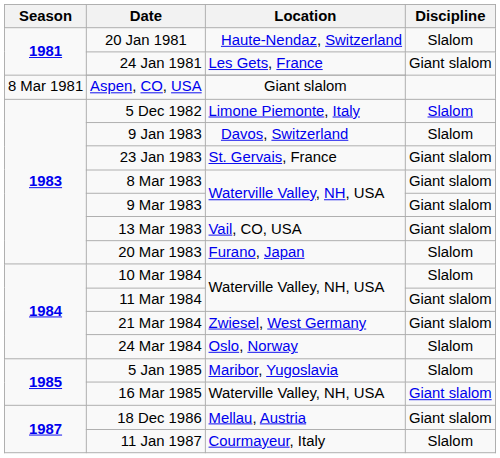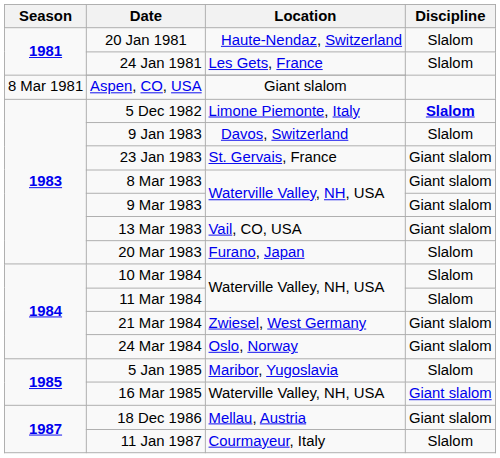(450, 63) Giant slalom -> (450, 63) Slalom
(450, 110) normal -> (450, 110) bold
(450, 299) Giant slalom -> (450, 299) Slalom
(450, 346) Slalom -> (450, 346) Giant slalom
